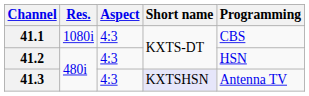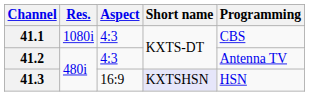(233, 58) HSN -> (253, 58) Antenna TV
(109, 79) 4:3 -> (112, 79) 16:9
(253, 79) Antenna TV -> (233, 79) HSN
